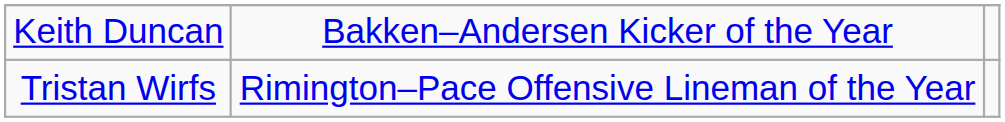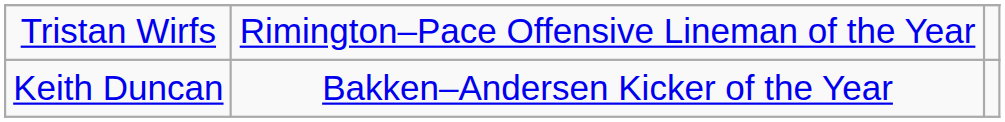rows swapped: (118, 32) <-> (118, 87)
